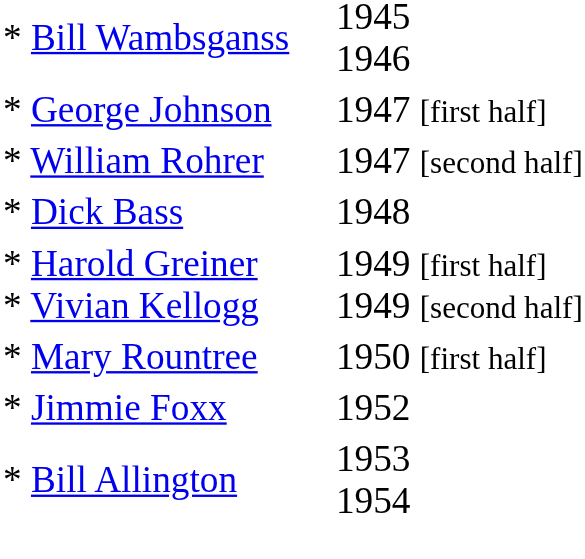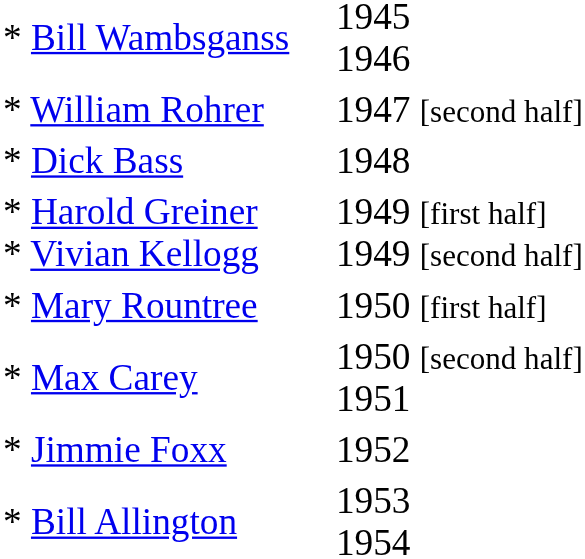- row: (137, 109)
+ row: (100, 377)
